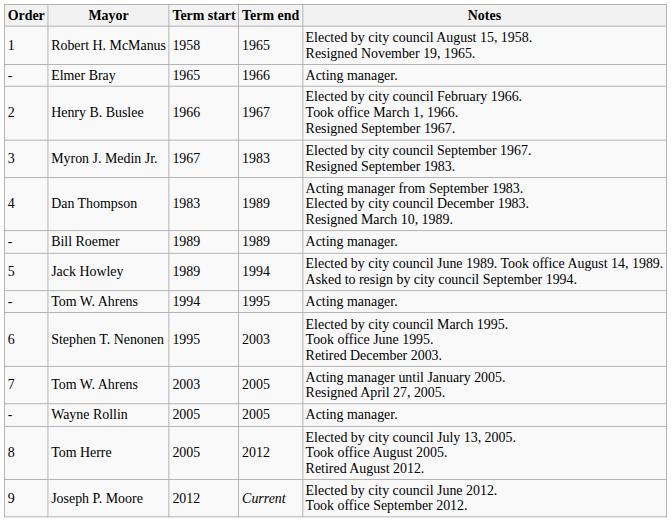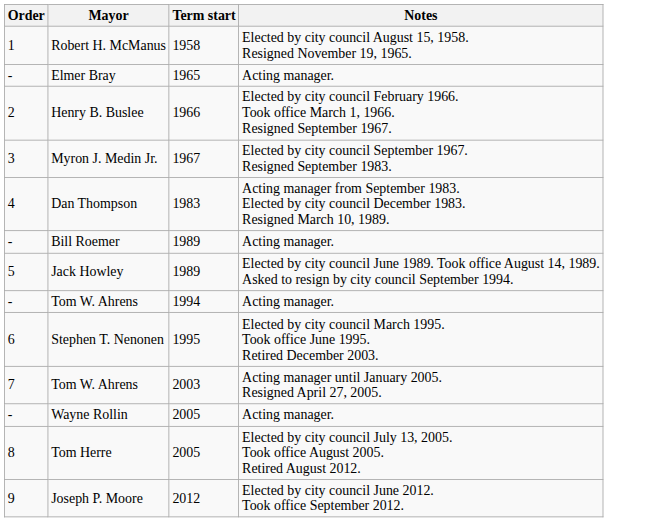- column: (271, 15)
